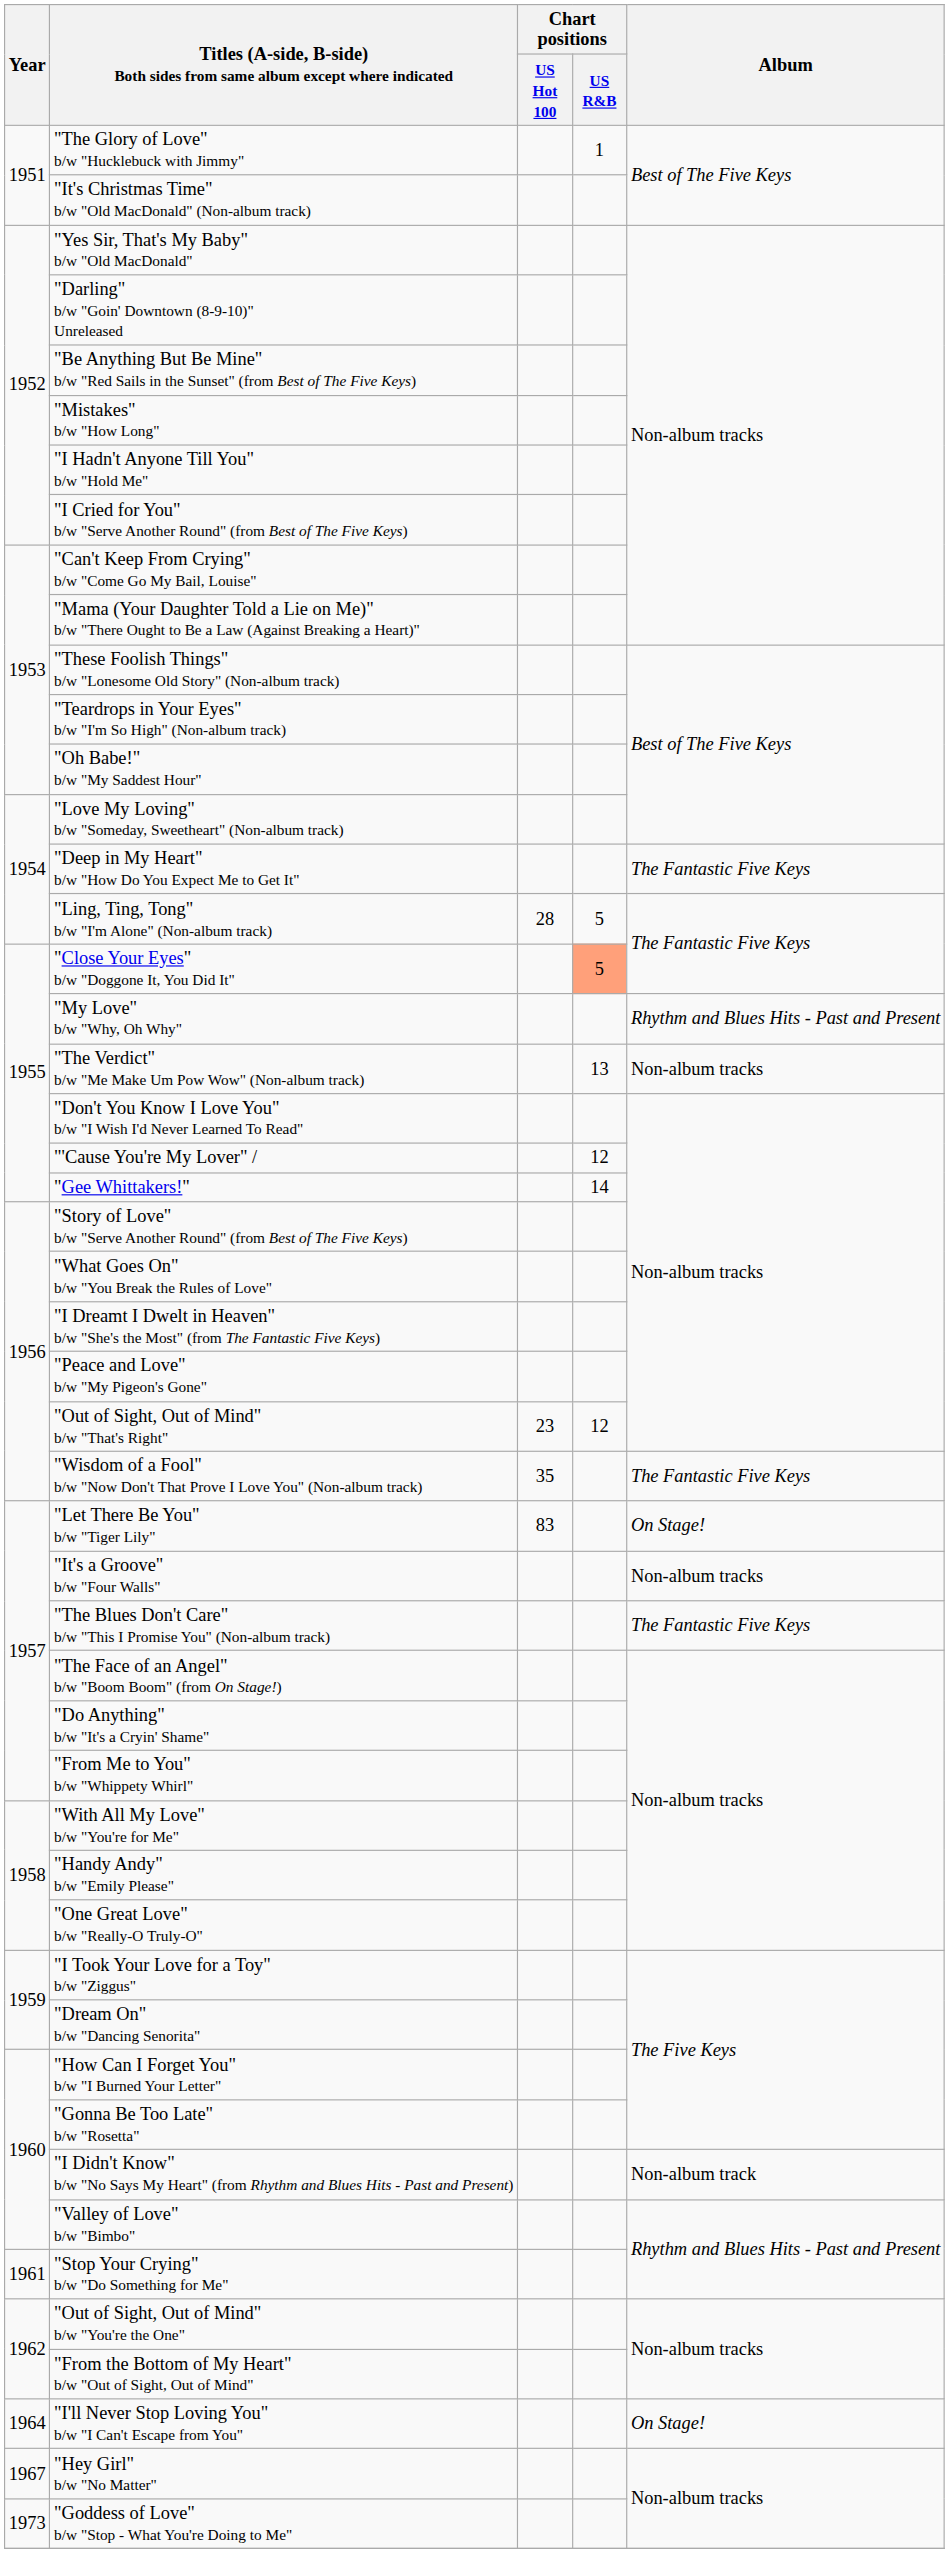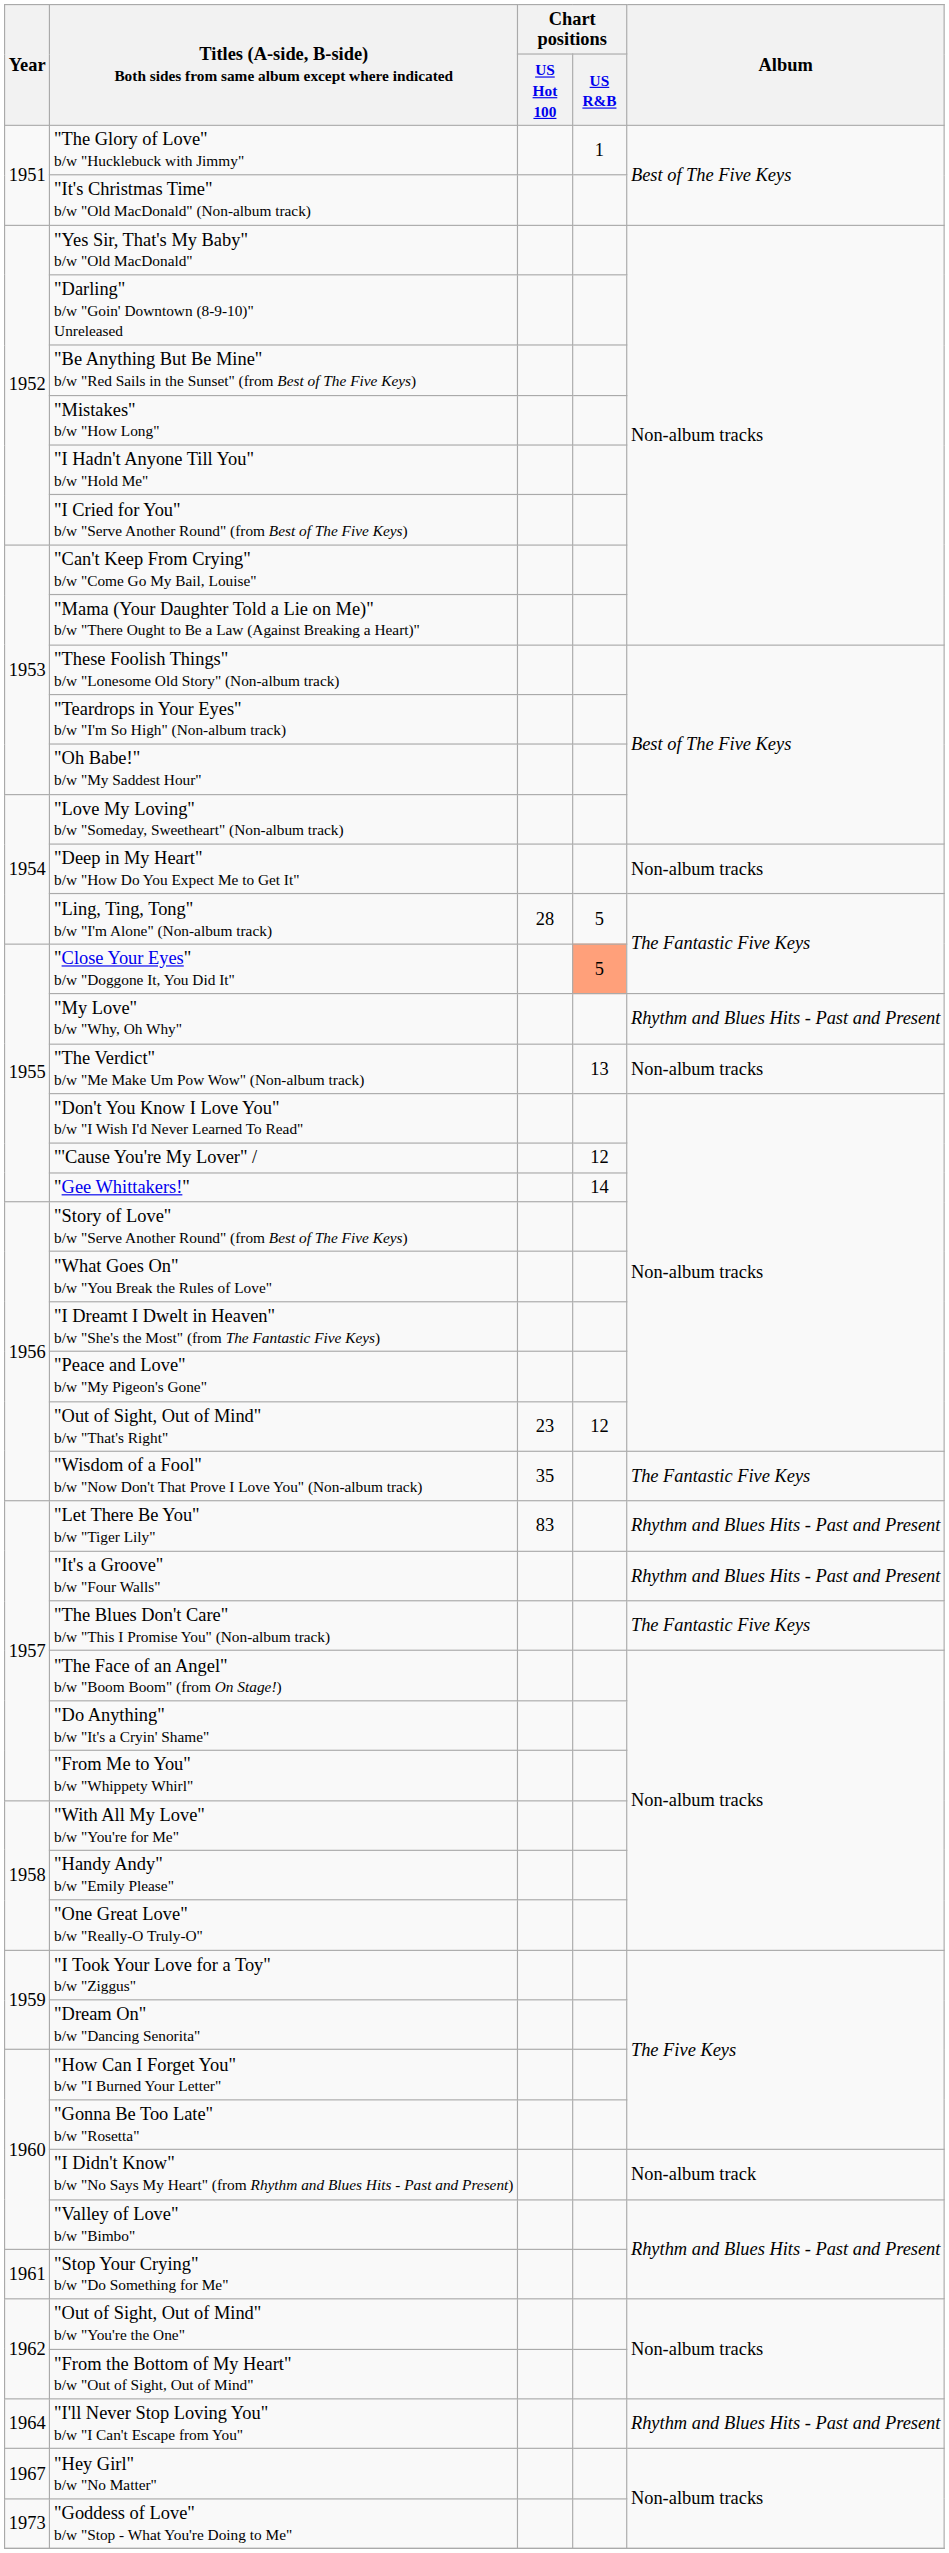(721, 868) The Fantastic Five Keys -> (697, 868) Non-album tracks
(668, 1525) On Stage! -> (786, 1525) Rhythm and Blues Hits - Past and Present
(697, 1575) Non-album tracks -> (786, 1575) Rhythm and Blues Hits - Past and Present
(668, 2423) On Stage! -> (786, 2423) Rhythm and Blues Hits - Past and Present
